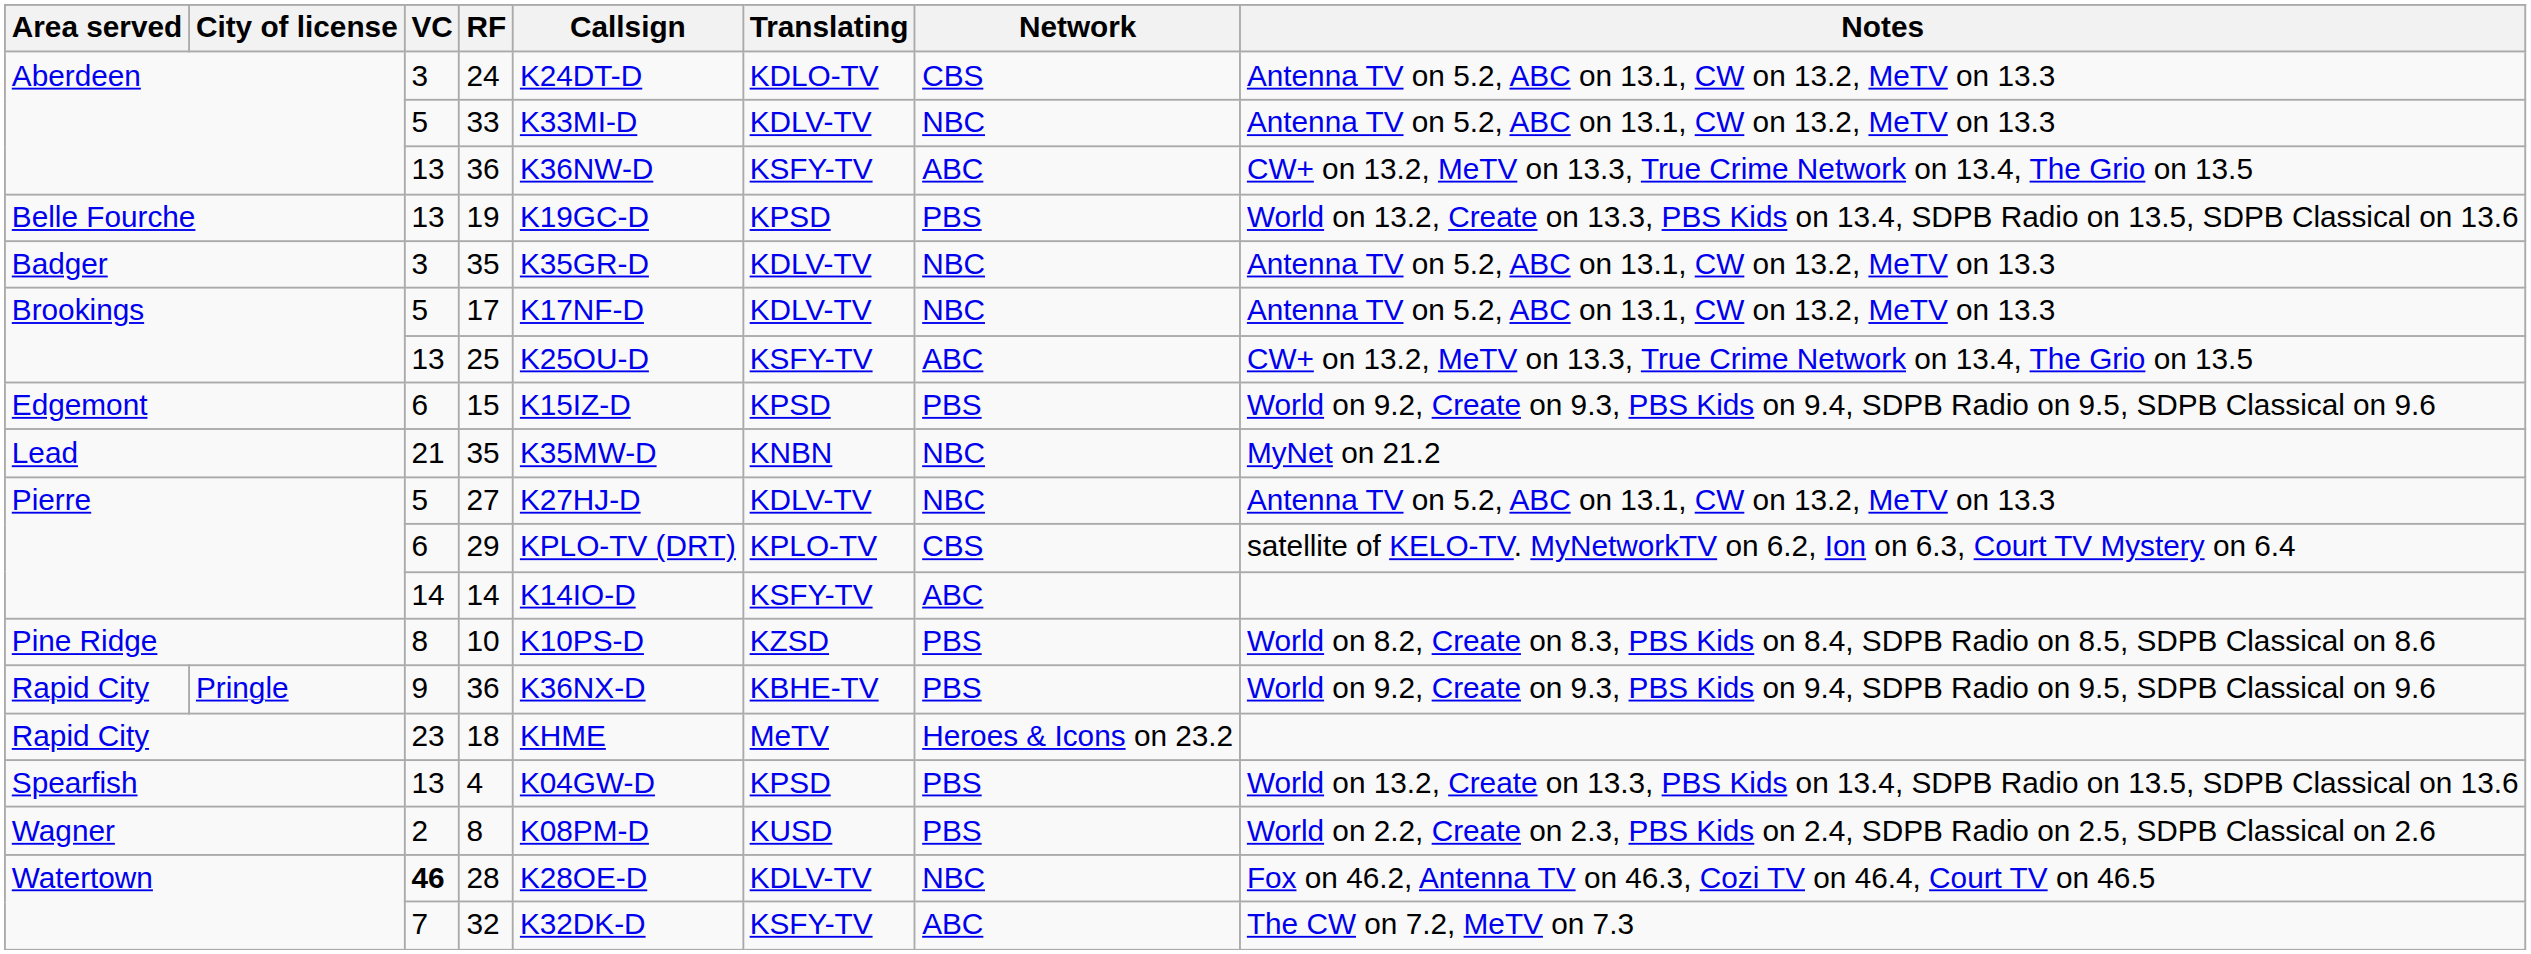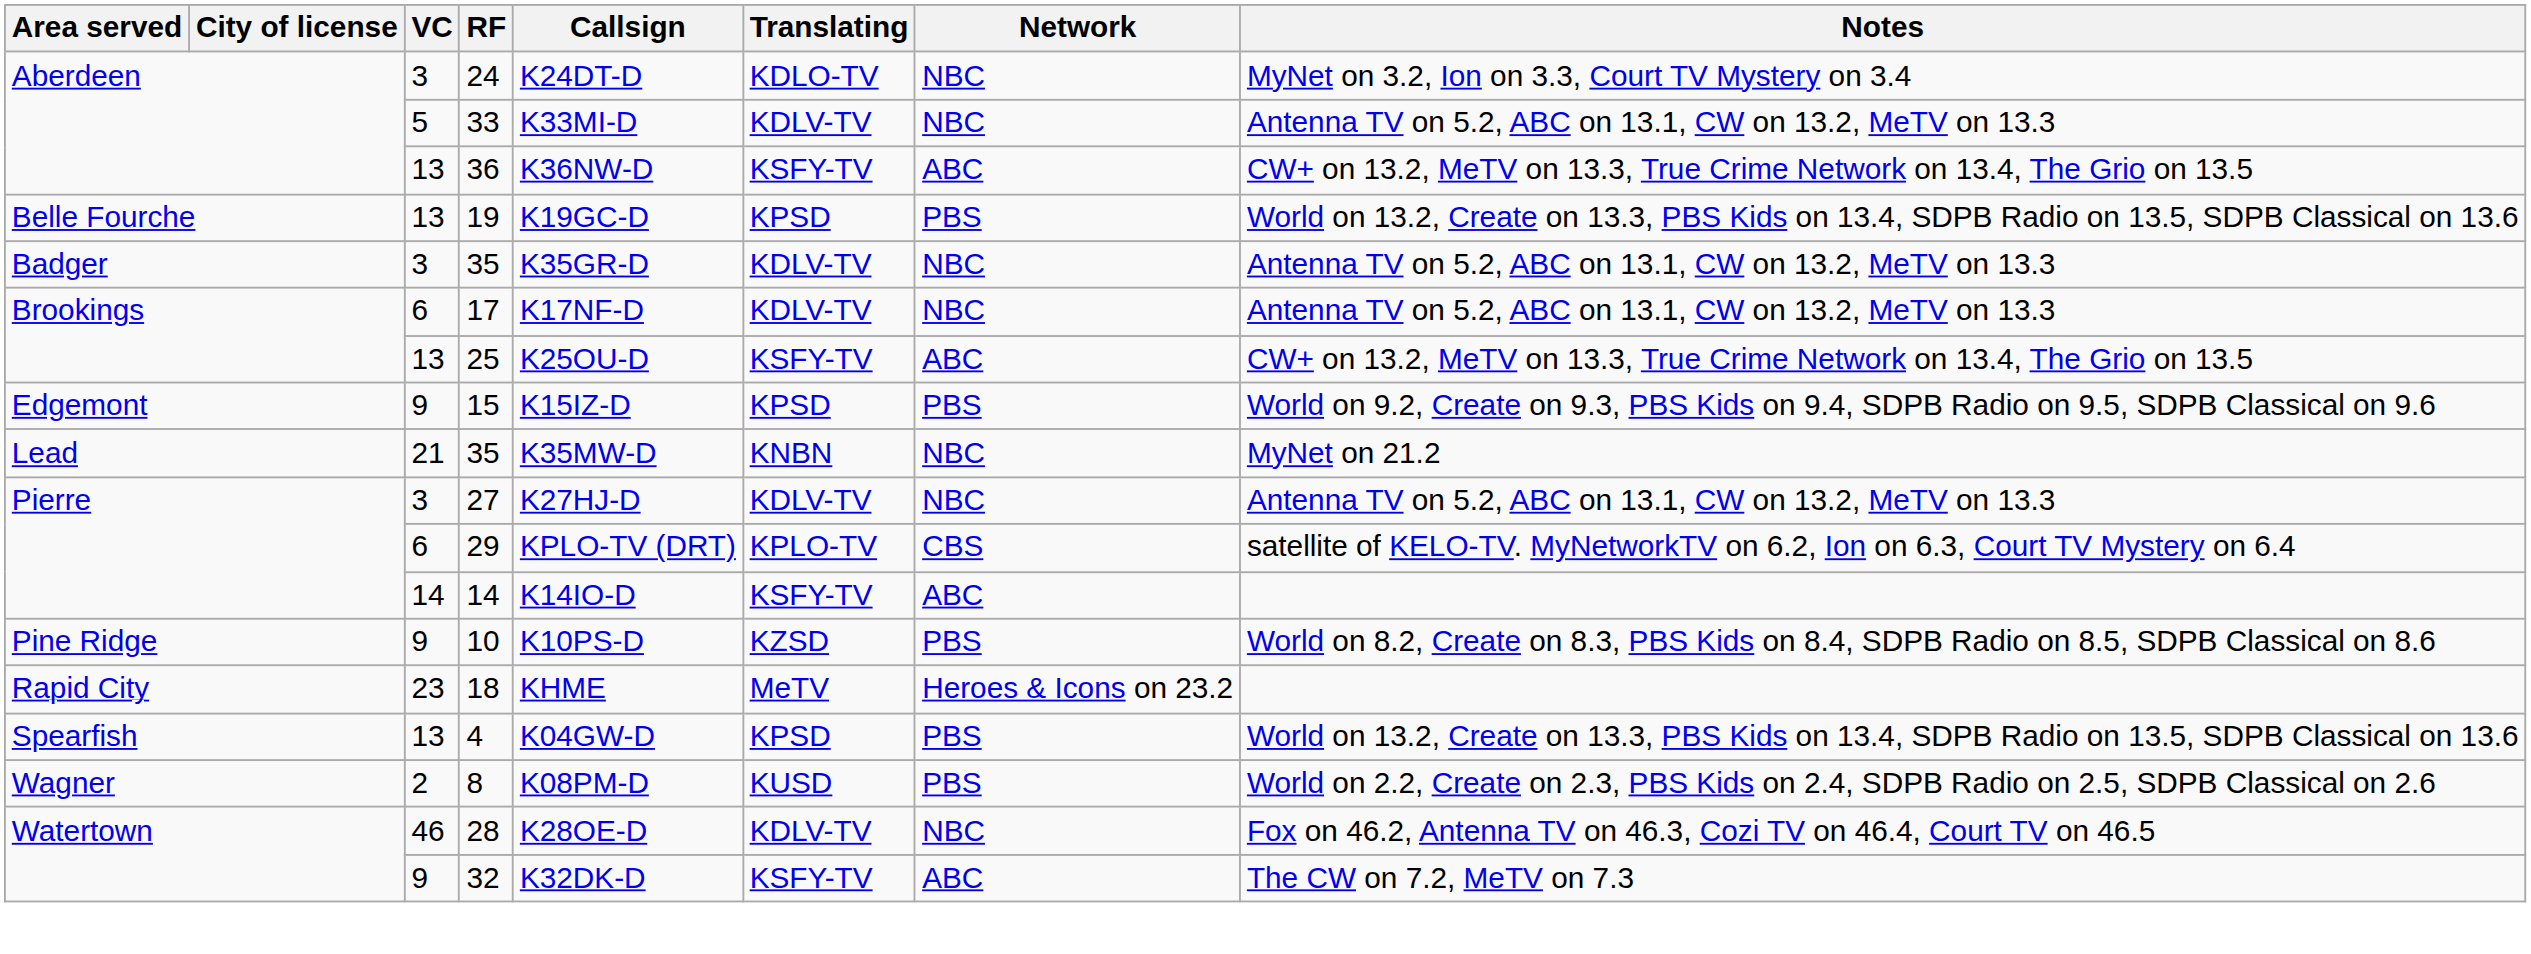(953, 75) CBS -> (954, 75) NBC
(1651, 75) Antenna TV on 5.2, ABC on 13.1, CW on 13.2, MeTV on 13.3 -> (1579, 75) MyNet on 3.2, Ion on 3.3, Court TV Mystery on 3.4
(420, 311) 5 -> (420, 311) 6
(420, 405) 6 -> (420, 405) 9
(420, 500) 5 -> (420, 500) 3
(420, 641) 8 -> (420, 641) 9
- row: (242, 688)
(428, 877) bold -> (428, 830) normal
(420, 924) 7 -> (420, 877) 9
